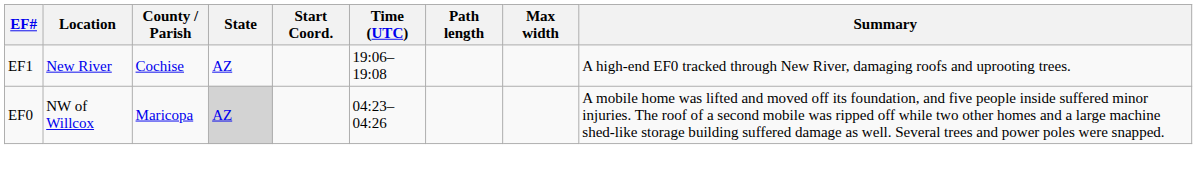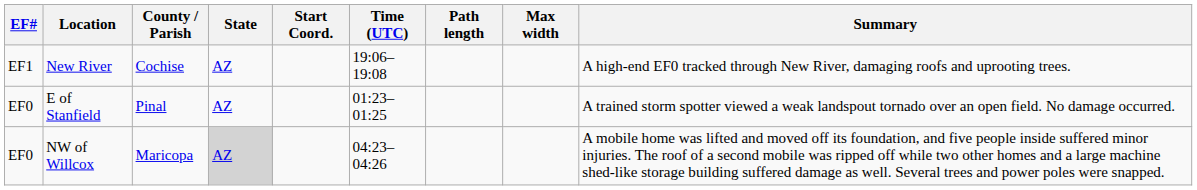+ row: (73, 106)
